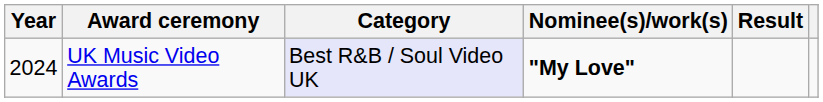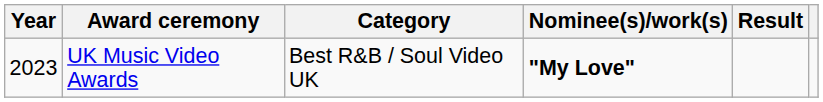(33, 67) 2024 -> (33, 67) 2023
(396, 67) lavender background -> (396, 67) no background
